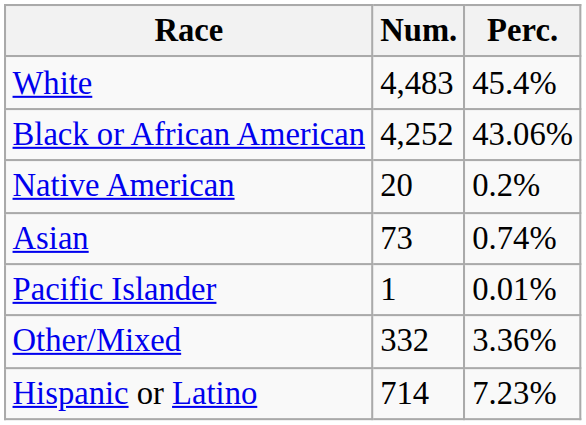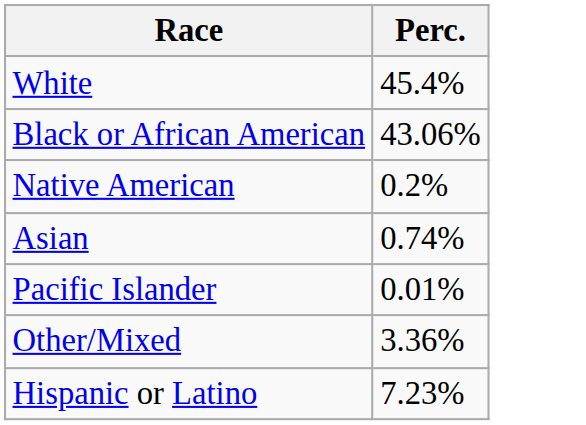- column: (419, 30)
